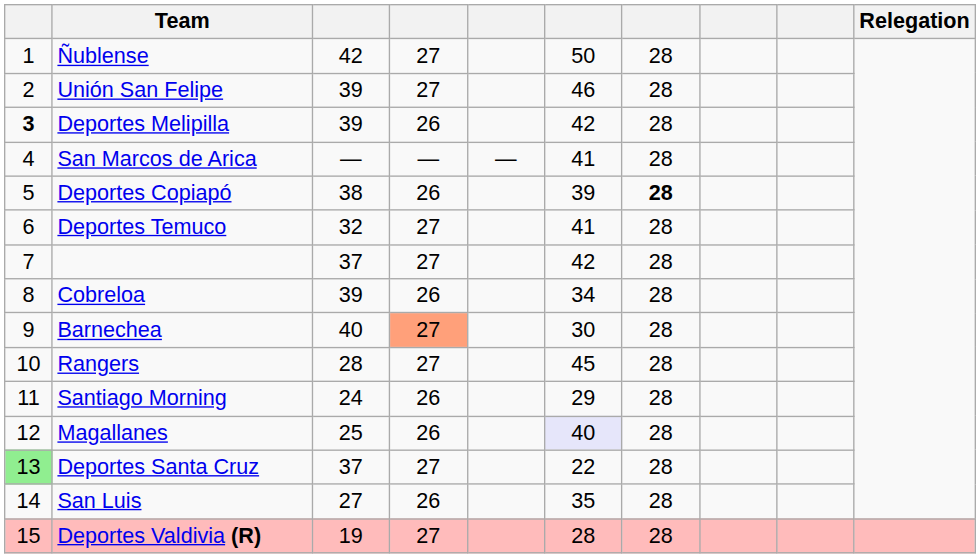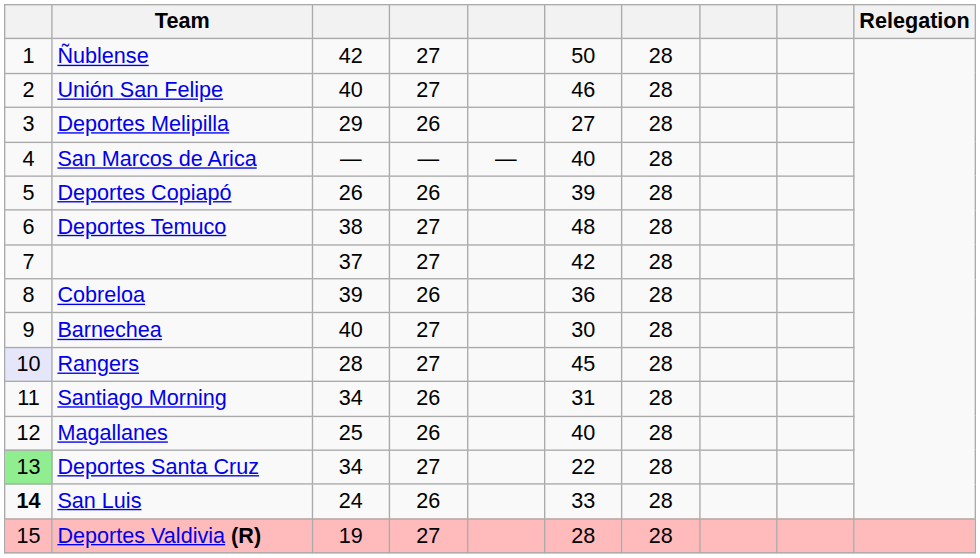(351, 90) 39 -> (351, 90) 40
(29, 124) bold -> (29, 124) normal
(351, 124) 39 -> (351, 124) 29
(583, 124) 42 -> (583, 124) 27
(583, 158) 41 -> (583, 158) 40
(351, 192) 38 -> (351, 192) 26
(661, 192) bold -> (661, 192) normal
(351, 227) 32 -> (351, 227) 38
(583, 227) 41 -> (583, 227) 48
(583, 295) 34 -> (583, 295) 36
(428, 329) lightsalmon background -> (428, 329) no background
(29, 364) no background -> (29, 364) lavender background
(351, 398) 24 -> (351, 398) 34
(583, 398) 29 -> (583, 398) 31
(583, 432) lavender background -> (583, 432) no background
(351, 466) 37 -> (351, 466) 34
(29, 501) normal -> (29, 501) bold
(351, 501) 27 -> (351, 501) 24
(583, 501) 35 -> (583, 501) 33
